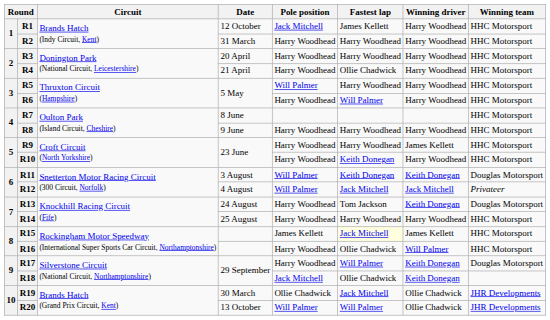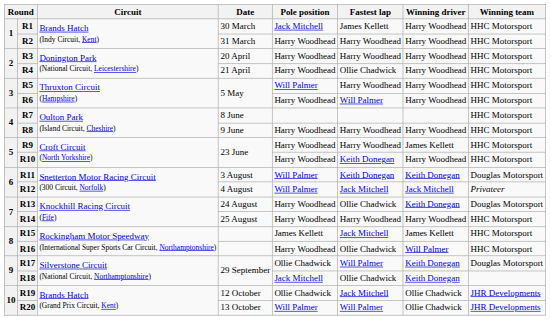(241, 26) 12 October -> (238, 26) 30 March
(363, 204) Tom Jackson -> (368, 204) Ollie Chadwick
(364, 233) lightyellow background -> (364, 233) no background
(305, 263) Harry Woodhead -> (303, 263) Ollie Chadwick
(238, 292) 30 March -> (241, 292) 12 October
